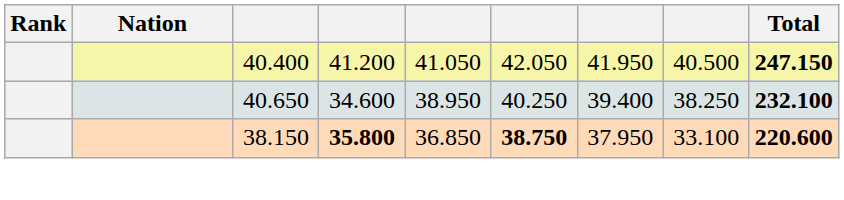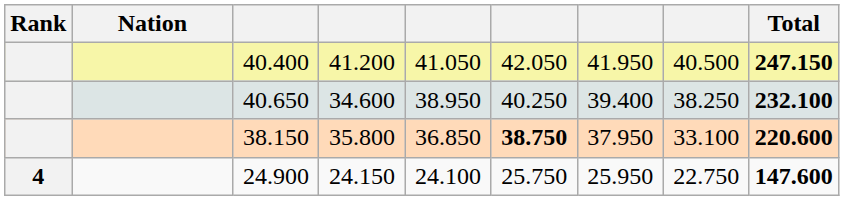(362, 137) bold -> (362, 137) normal
+ row: (276, 175)
